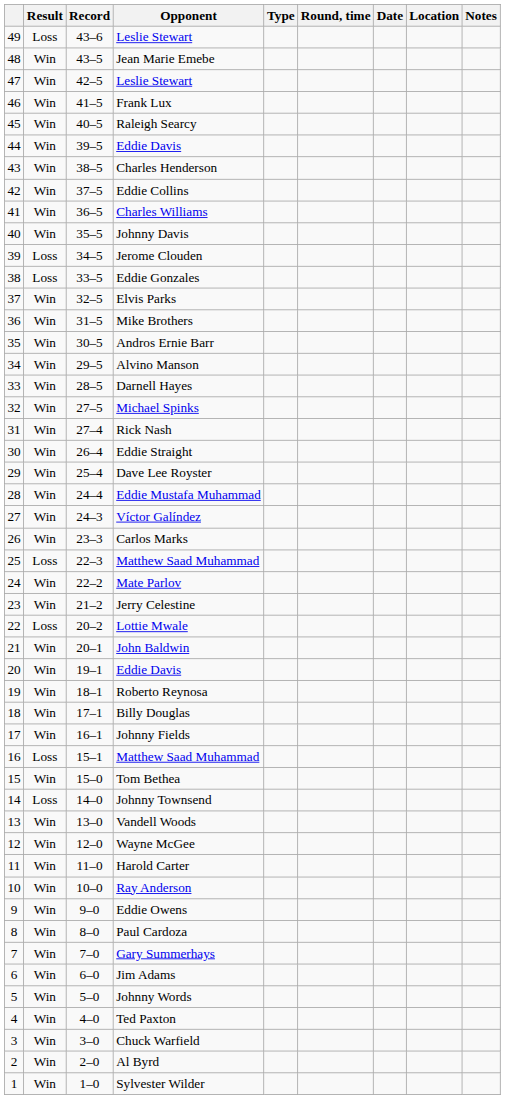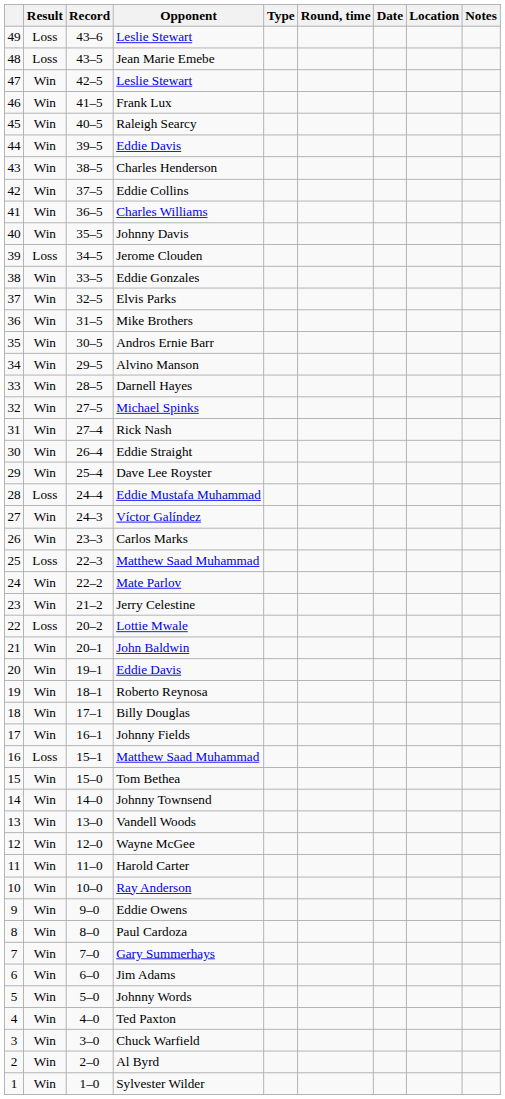(45, 59) Win -> (45, 59) Loss
(45, 277) Loss -> (45, 277) Win
(45, 495) Win -> (45, 495) Loss
(45, 800) Loss -> (45, 800) Win
